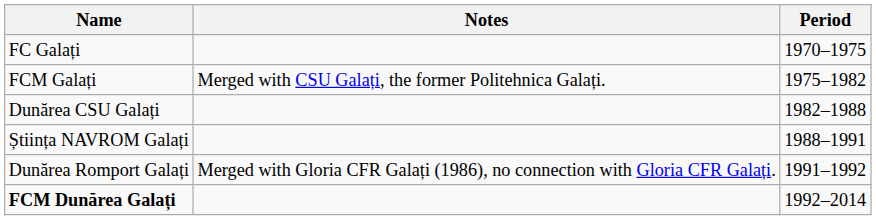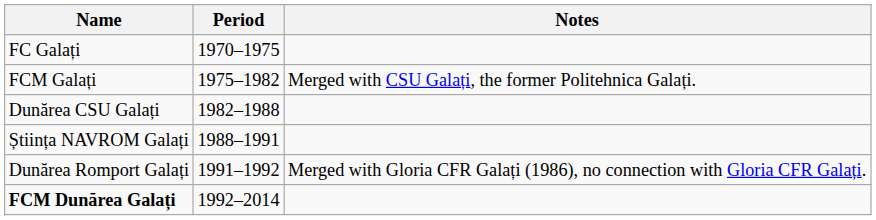columns swapped: (825, 19) <-> (487, 19)
